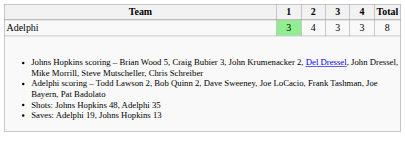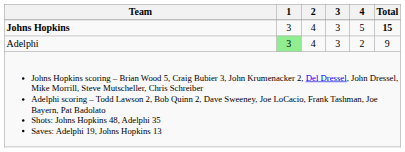+ row: (38, 28)
(362, 28) 3 -> (362, 43) 2
(387, 28) 8 -> (387, 43) 9
